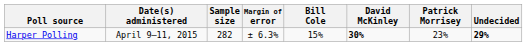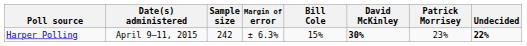(225, 35) 282 -> (225, 35) 242
(481, 35) 29% -> (481, 35) 22%
